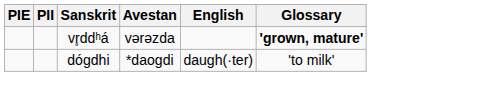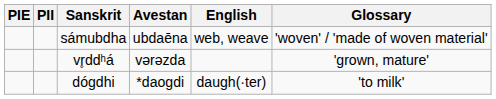+ row: (93, 37)
(311, 37) bold -> (381, 60) normal
